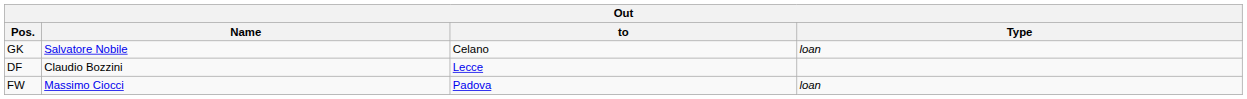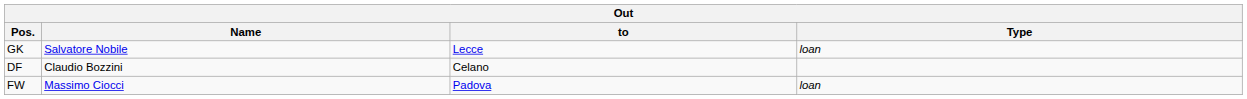(471, 50) Celano -> (468, 50) Lecce
(468, 68) Lecce -> (471, 68) Celano
